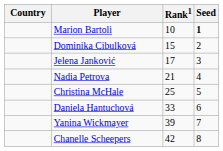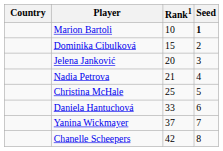(170, 61) 17 -> (170, 61) 20
(170, 123) 39 -> (170, 123) 37
